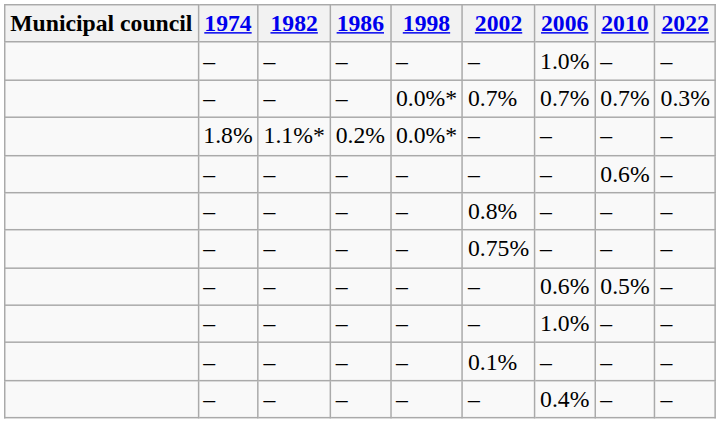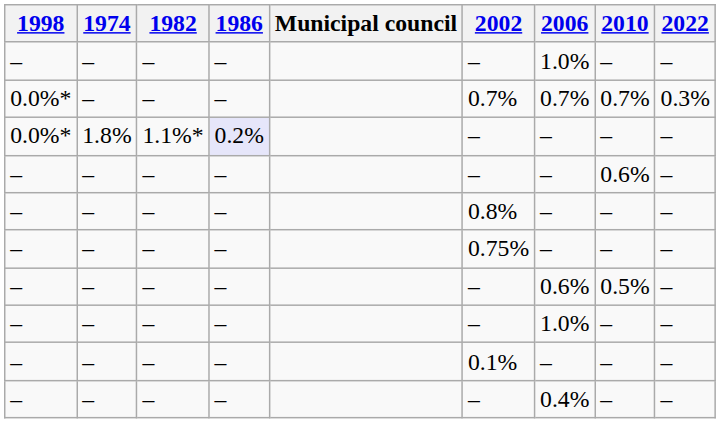columns swapped: (101, 23) <-> (426, 23)
(360, 135) no background -> (239, 135) lavender background
